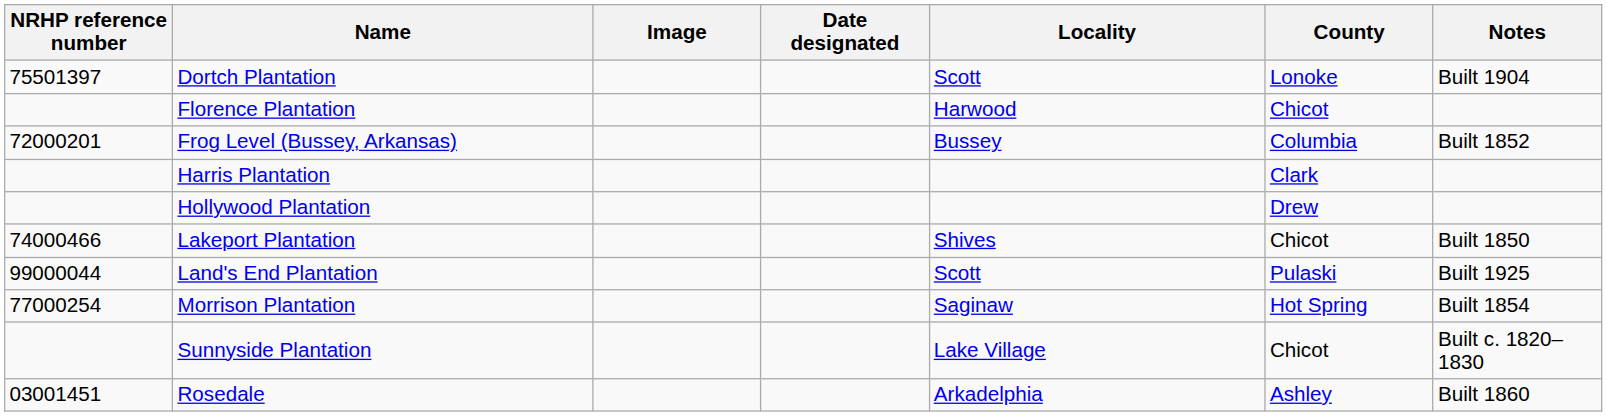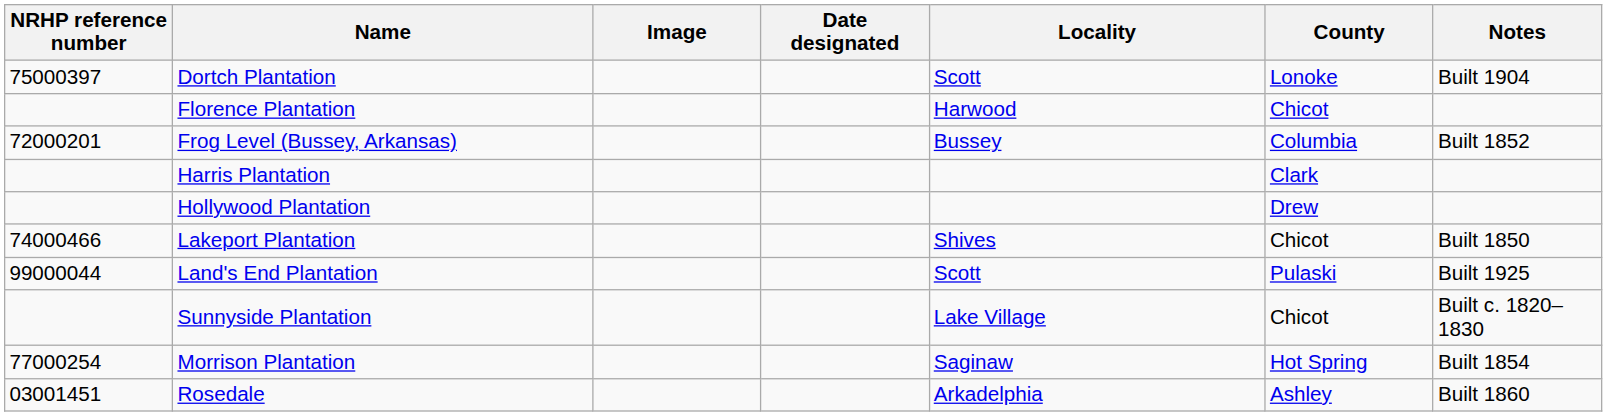(55, 76) 75501397 -> (55, 76) 75000397
rows swapped: (266, 305) <-> (274, 350)
